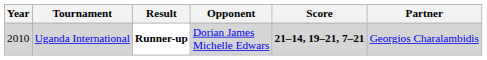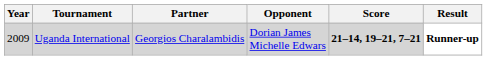columns swapped: (424, 14) <-> (161, 14)
(18, 39) 2010 -> (18, 39) 2009
